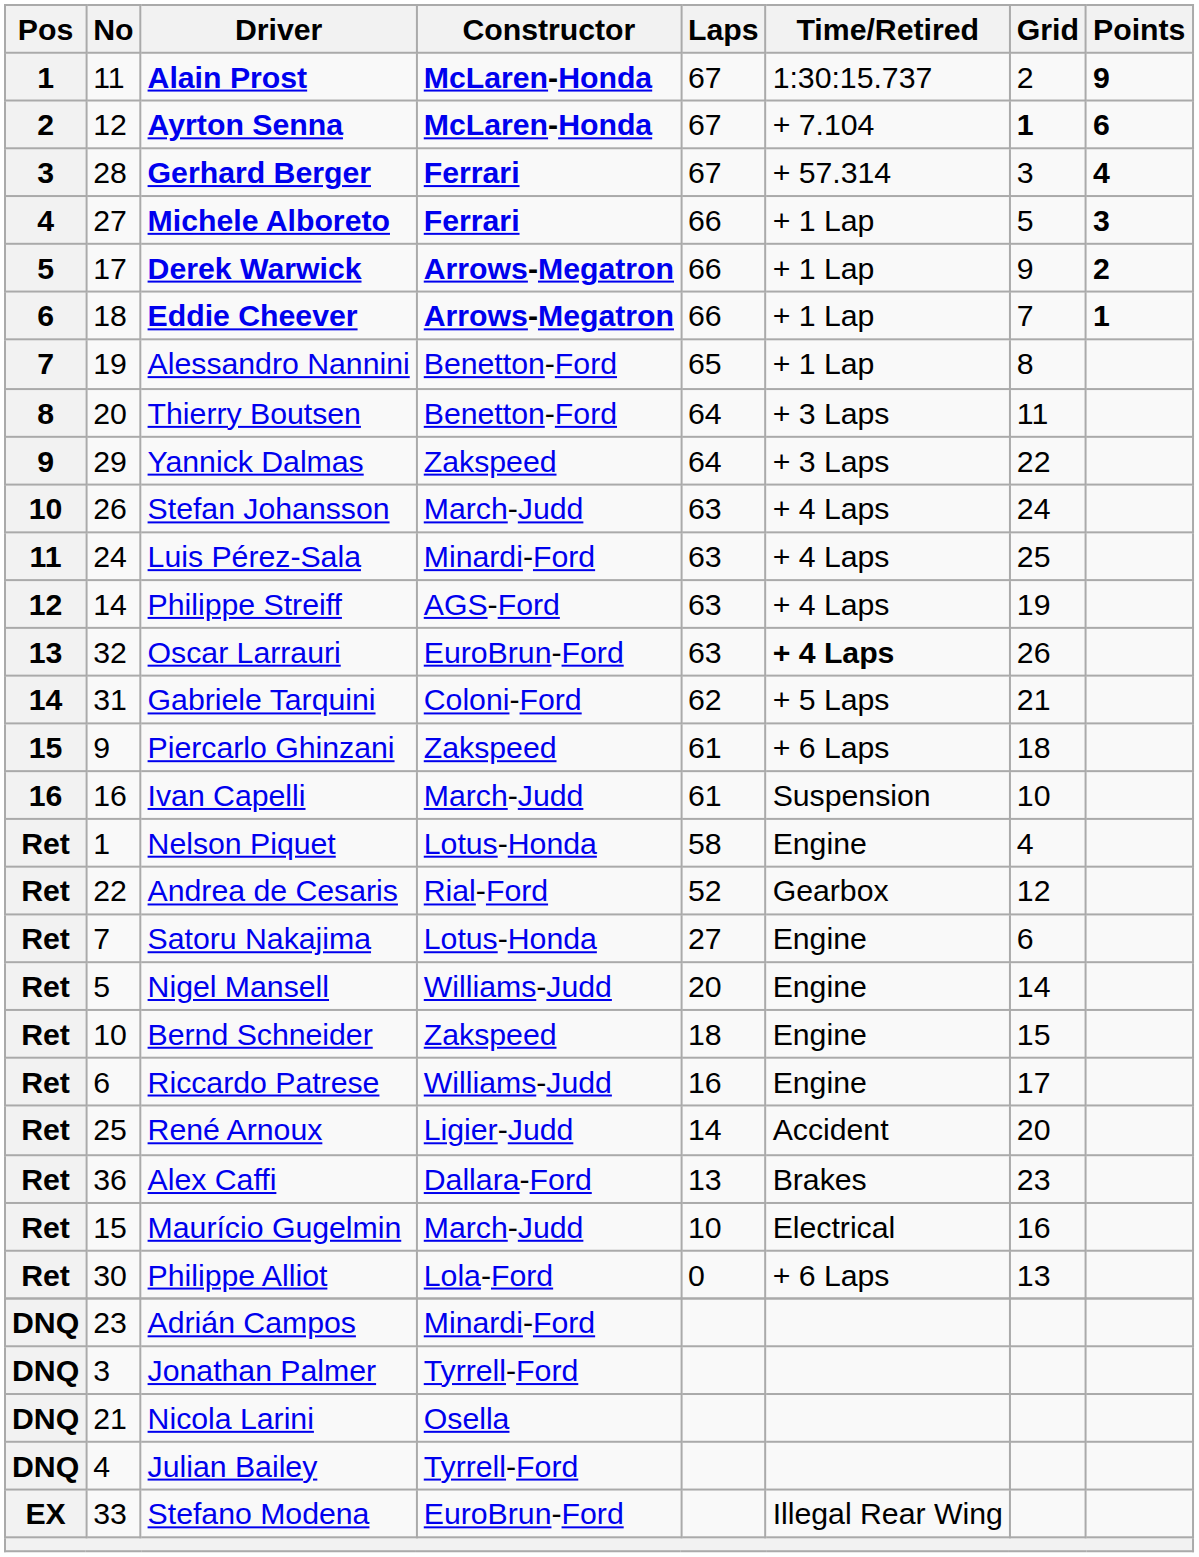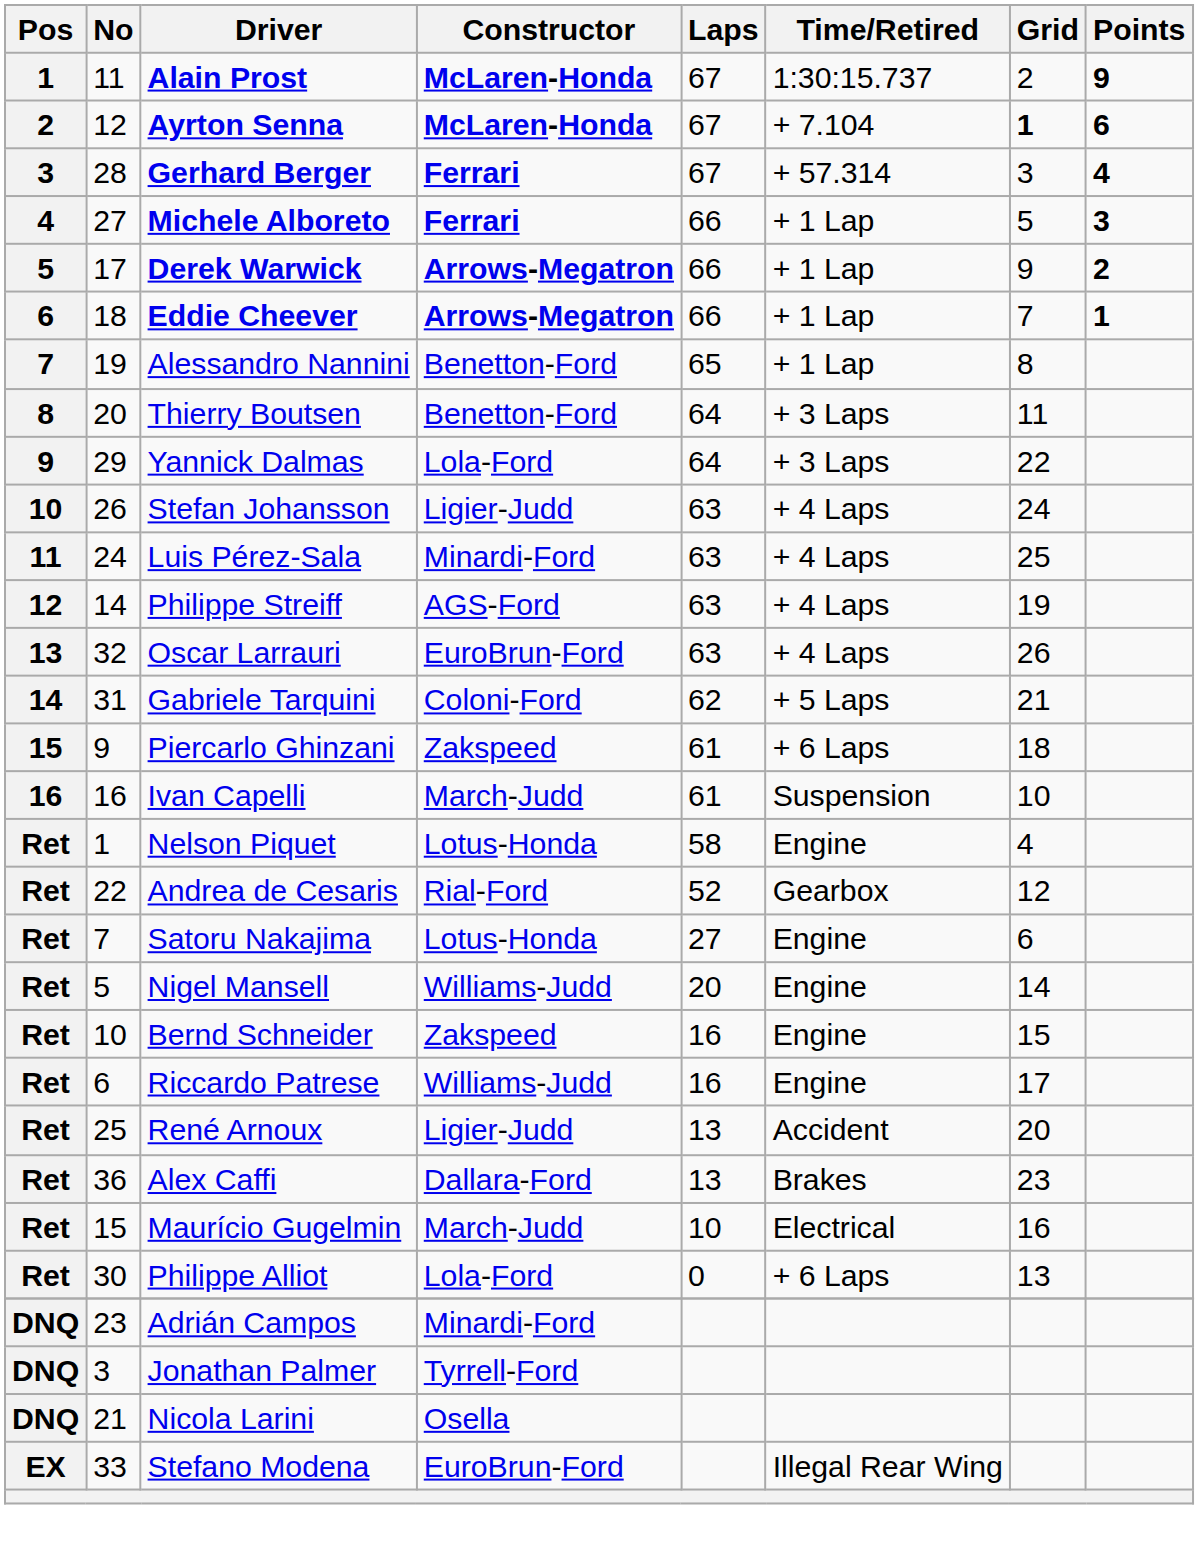(490, 460) Zakspeed -> (488, 460) Lola-Ford
(504, 508) March-Judd -> (499, 508) Ligier-Judd
(834, 652) bold -> (831, 652) normal
(705, 1035) 18 -> (705, 1035) 16
(705, 1130) 14 -> (705, 1130) 13
- row: (232, 1466)
